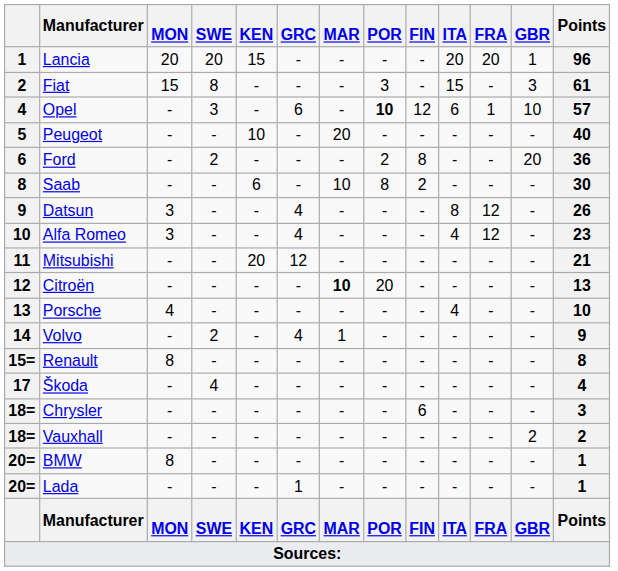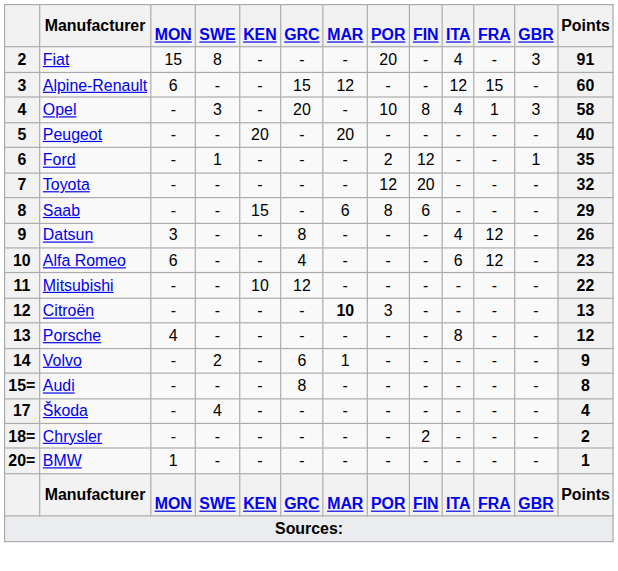- row: (66, 59)
(385, 84) 3 -> (388, 59) 20
(455, 84) 15 -> (458, 59) 4
(582, 84) 61 -> (585, 59) 91
+ row: (95, 84)
(298, 110) 6 -> (302, 110) 20
(385, 110) bold -> (388, 110) normal
(422, 110) 12 -> (426, 110) 8
(455, 110) 6 -> (458, 110) 4
(532, 110) 10 -> (536, 110) 3
(582, 110) 57 -> (585, 110) 58
(256, 135) 10 -> (260, 135) 20
(214, 160) 2 -> (217, 160) 1
(422, 160) 8 -> (426, 160) 12
(532, 160) 20 -> (536, 160) 1
(582, 160) 36 -> (585, 160) 35
+ row: (66, 185)
(256, 185) 6 -> (260, 210) 15
(342, 185) 10 -> (345, 210) 6
(422, 185) 2 -> (426, 210) 6
(582, 185) 30 -> (585, 210) 29
(298, 210) 4 -> (302, 235) 8
(455, 210) 8 -> (458, 235) 4
(170, 235) 3 -> (173, 260) 6
(455, 235) 4 -> (458, 260) 6
(256, 260) 20 -> (260, 285) 10
(582, 260) 21 -> (585, 285) 22
(385, 285) 20 -> (388, 310) 3
(455, 310) 4 -> (458, 335) 8
(582, 310) 10 -> (585, 335) 12
(298, 335) 4 -> (302, 360) 6
- row: (70, 360)
+ row: (59, 385)
(422, 410) 6 -> (426, 436) 2
(582, 410) 3 -> (585, 436) 2
- row: (73, 436)
(170, 461) 8 -> (173, 461) 1
- row: (61, 486)
